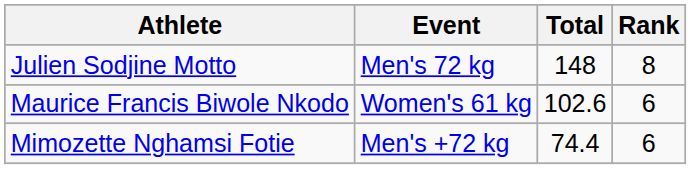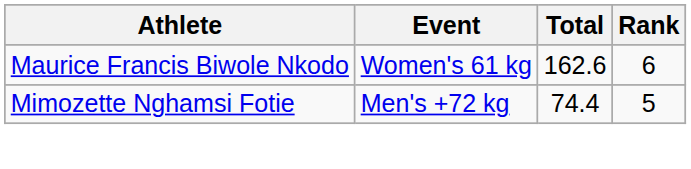- row: (123, 65)
(575, 104) 102.6 -> (575, 65) 162.6
(649, 144) 6 -> (649, 104) 5
